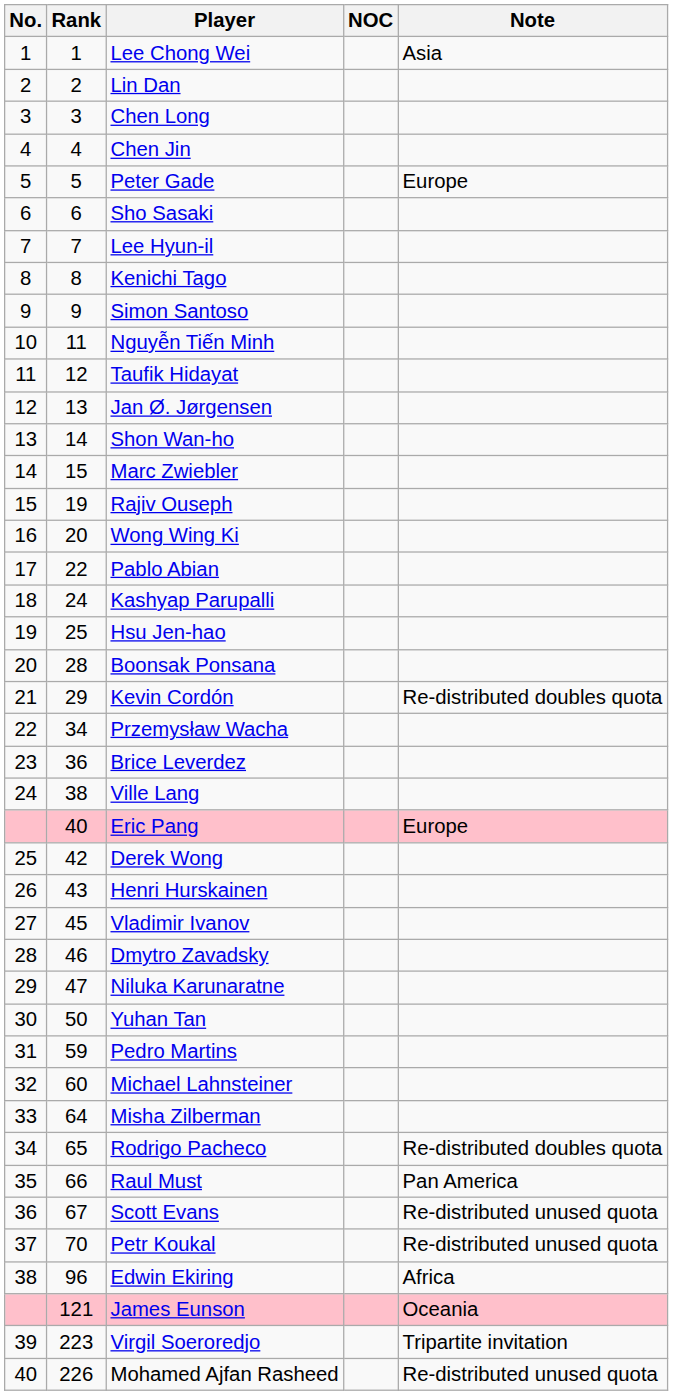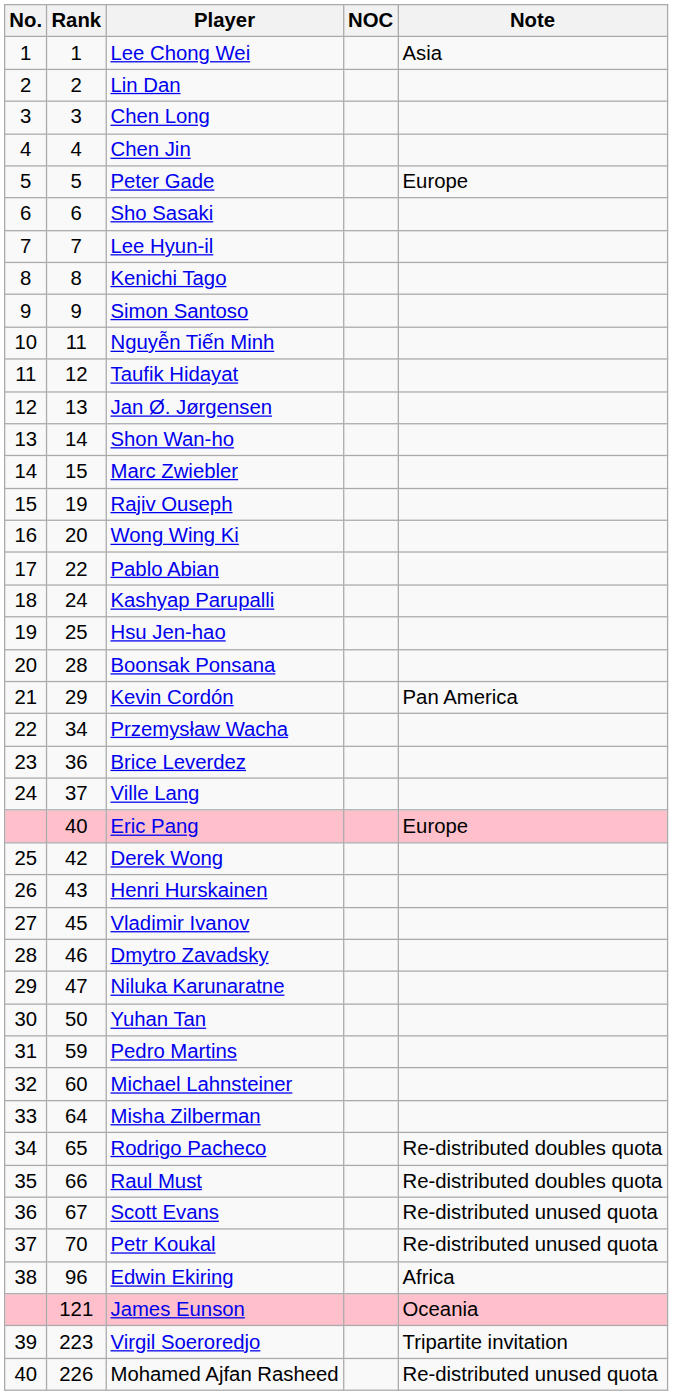(532, 697) Re-distributed doubles quota -> (460, 697) Pan America
(76, 794) 38 -> (76, 794) 37
(460, 1180) Pan America -> (532, 1180) Re-distributed doubles quota
